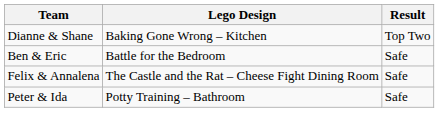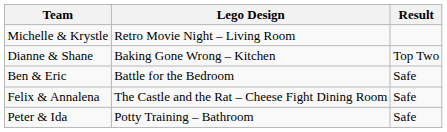+ row: (58, 35)
